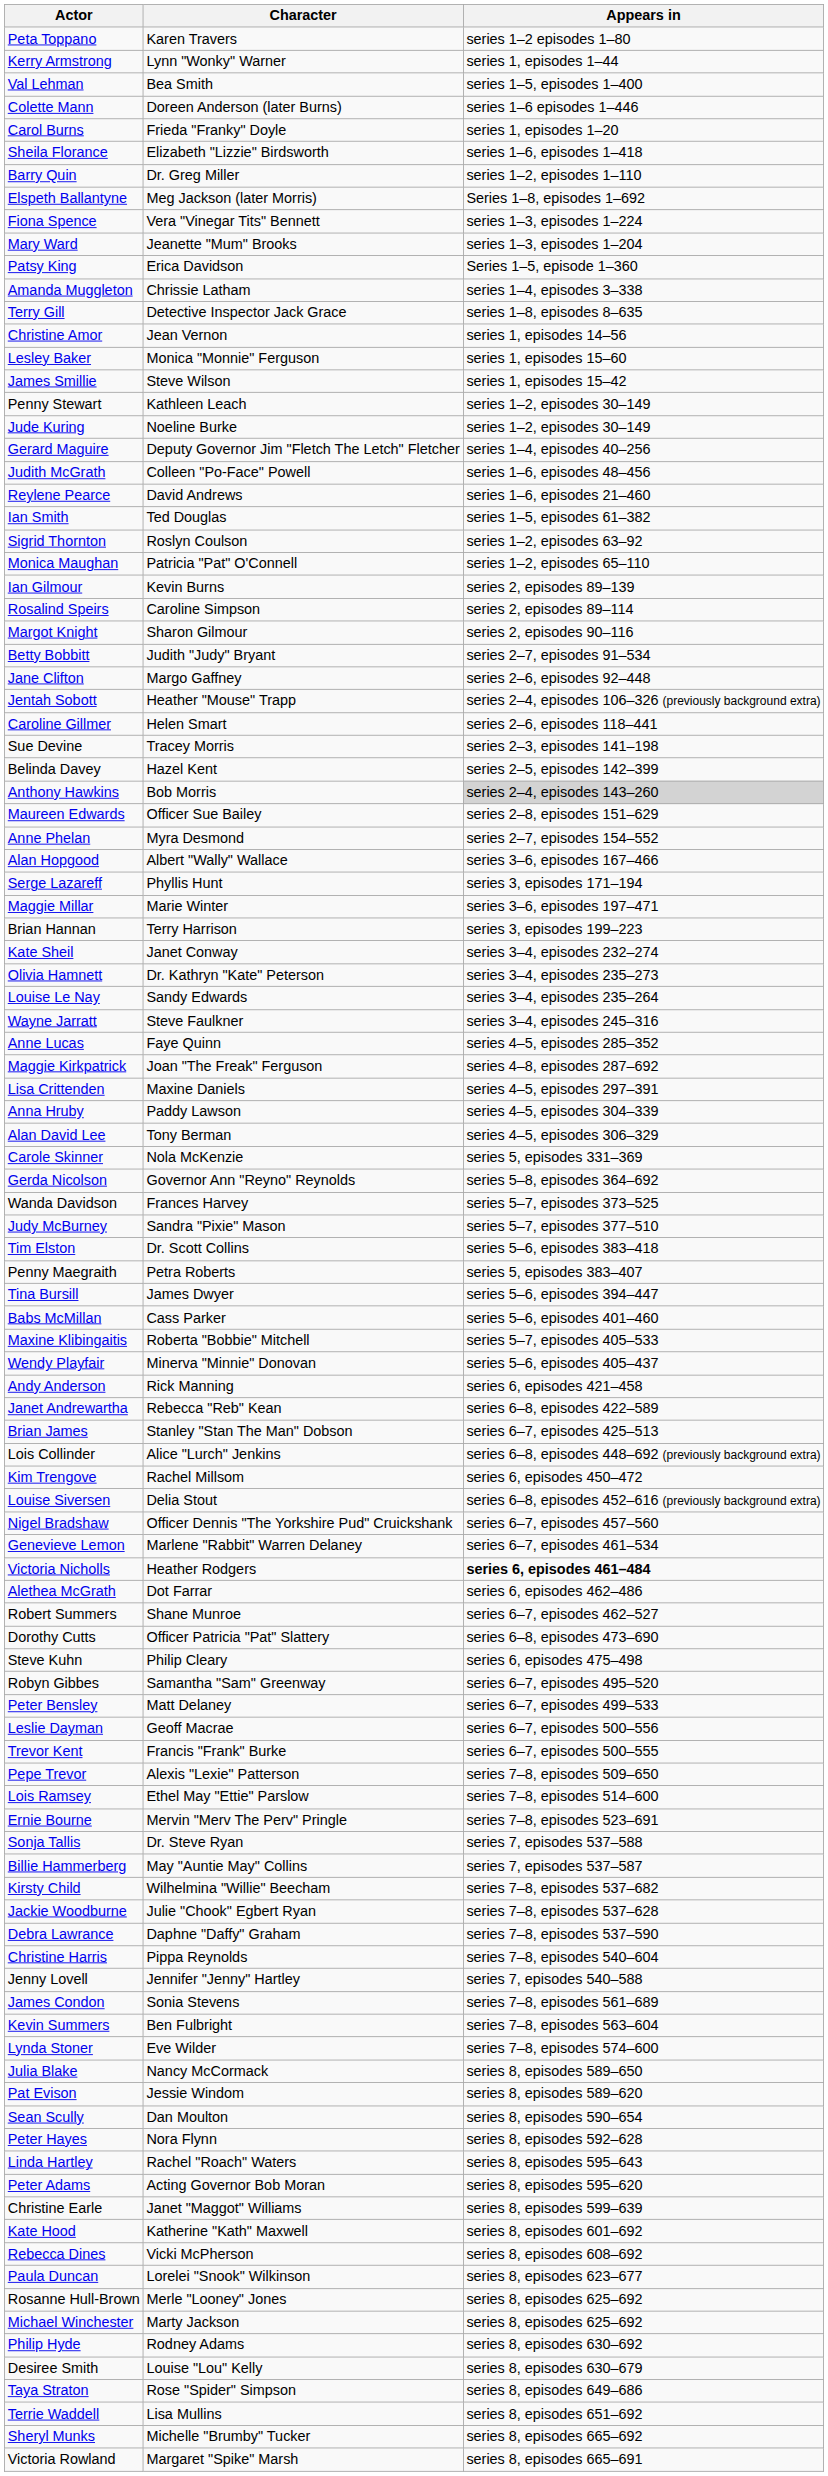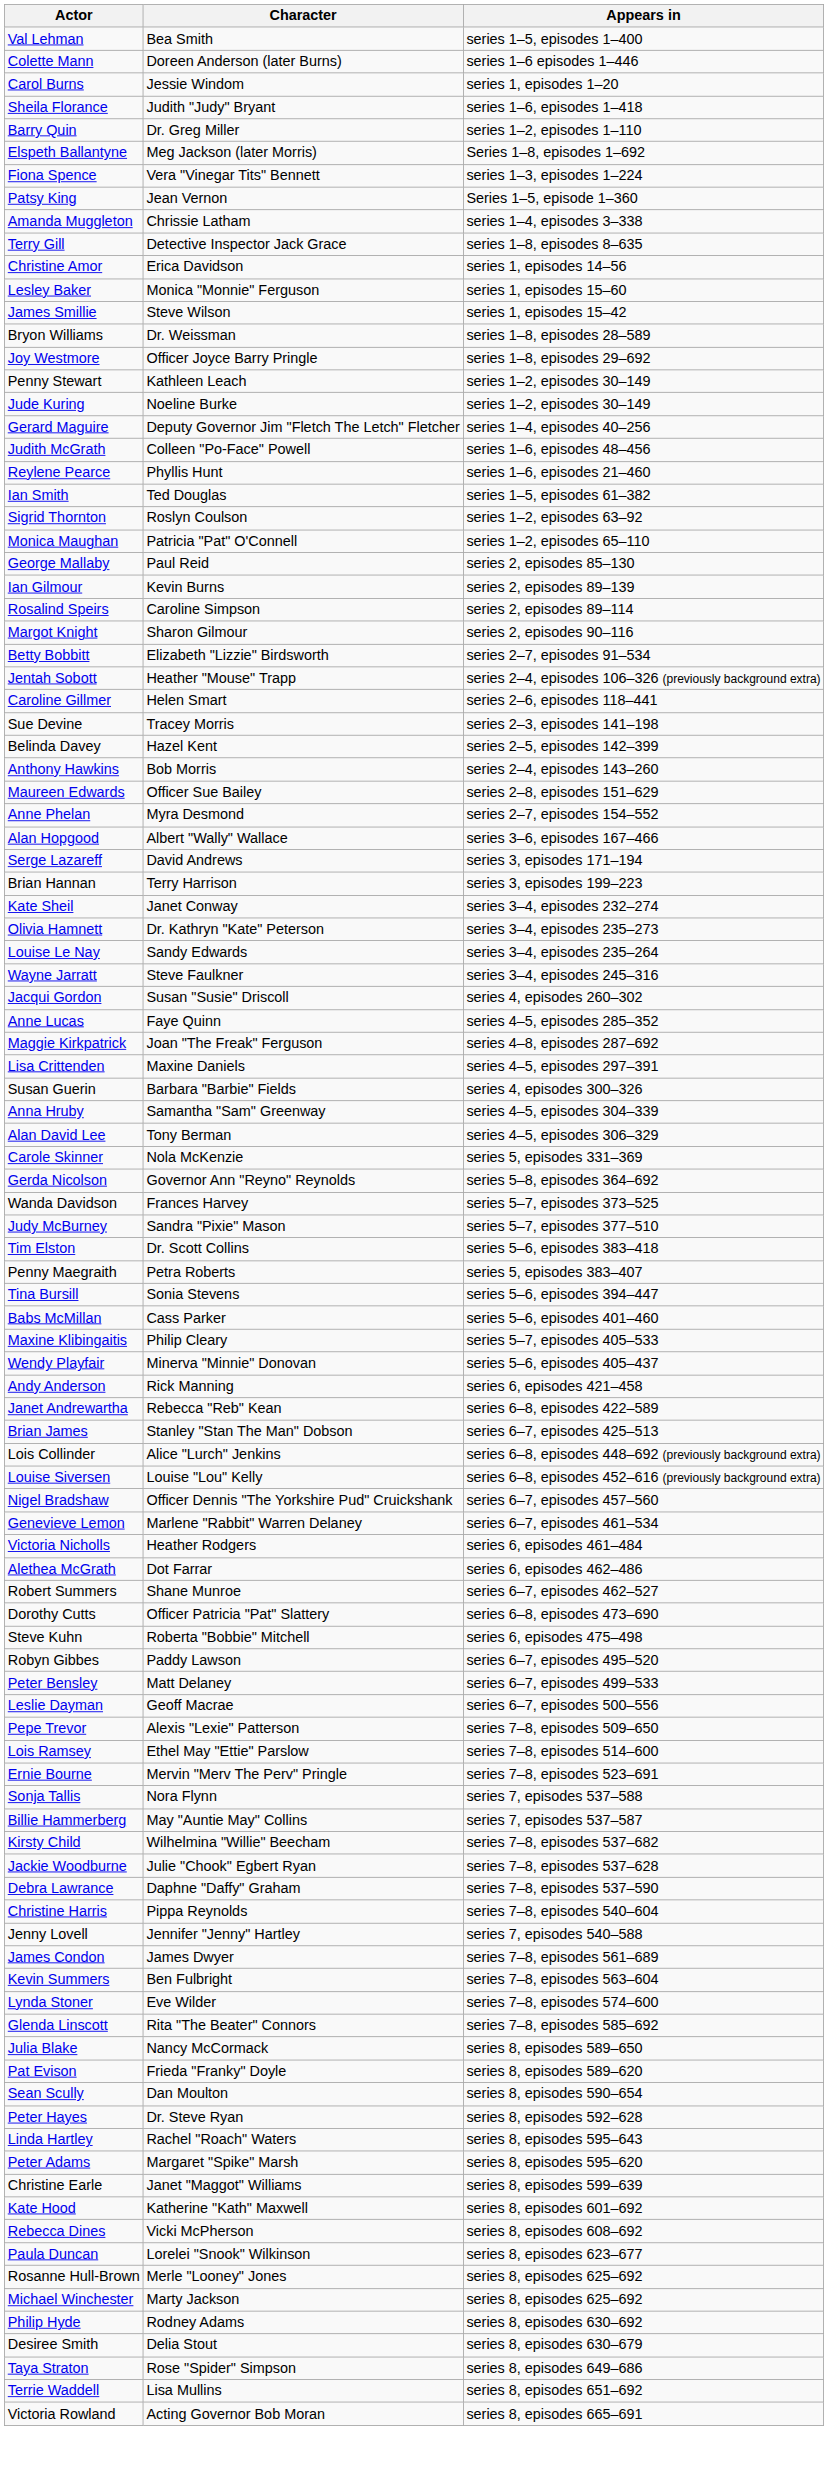- row: (52, 38)
- row: (60, 61)
(216, 130) Frieda "Franky" Doyle -> (195, 84) Jessie Windom
(238, 152) Elizabeth "Lizzie" Birdsworth -> (211, 107) Judith "Judy" Bryant
- row: (43, 244)
(195, 267) Erica Davidson -> (187, 198) Jean Vernon
(187, 335) Jean Vernon -> (195, 267) Erica Davidson
+ row: (55, 335)
+ row: (54, 358)
(194, 495) David Andrews -> (184, 472) Phyllis Hunt
+ row: (59, 564)
(211, 655) Judith "Judy" Bryant -> (238, 655) Elizabeth "Lizzie" Birdsworth
- row: (46, 678)
(562, 792) lightgrey background -> (562, 769) no background
(184, 883) Phyllis Hunt -> (194, 860) David Andrews
- row: (51, 906)
+ row: (55, 997)
+ row: (52, 1089)
(194, 1112) Paddy Lawson -> (236, 1112) Samantha "Sam" Greenway
(190, 1294) James Dwyer -> (193, 1294) Sonia Stevens
(228, 1340) Roberta "Bobbie" Mitchell -> (187, 1340) Philip Cleary
- row: (52, 1477)
(182, 1500) Delia Stout -> (204, 1477) Louise "Lou" Kelly
(558, 1568) bold -> (554, 1546) normal
(187, 1660) Philip Cleary -> (228, 1637) Roberta "Bobbie" Mitchell
(236, 1683) Samantha "Sam" Greenway -> (194, 1660) Paddy Lawson
- row: (45, 1751)
(195, 1842) Dr. Steve Ryan -> (182, 1797) Nora Flynn
(193, 2002) Sonia Stevens -> (190, 1957) James Dwyer
+ row: (58, 2025)
(195, 2094) Jessie Windom -> (216, 2071) Frieda "Franky" Doyle
(182, 2139) Nora Flynn -> (195, 2116) Dr. Steve Ryan
(236, 2185) Acting Governor Bob Moran -> (222, 2162) Margaret "Spike" Marsh
(204, 2368) Louise "Lou" Kelly -> (182, 2345) Delia Stout
- row: (51, 2436)
(222, 2459) Margaret "Spike" Marsh -> (236, 2413) Acting Governor Bob Moran
